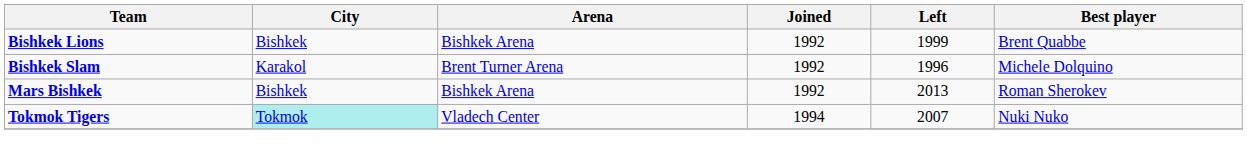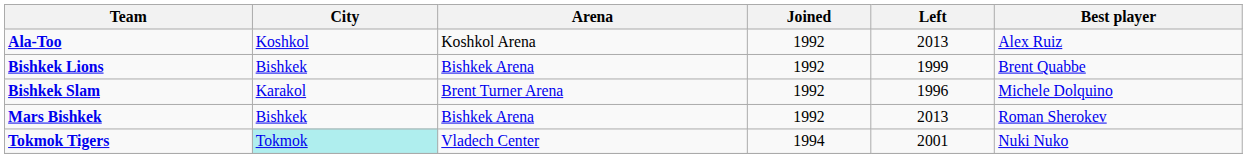+ row: (35, 41)
(933, 116) 2007 -> (933, 141) 2001
